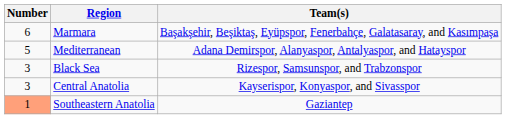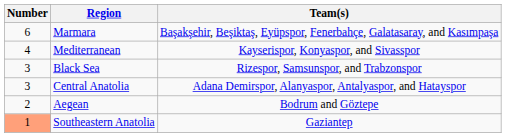(27, 50) 5 -> (27, 50) 4
(329, 50) Adana Demirspor, Alanyaspor, Antalyaspor, and Hatayspor -> (329, 50) Kayserispor, Konyaspor, and Sivasspor
(329, 86) Kayserispor, Konyaspor, and Sivasspor -> (329, 86) Adana Demirspor, Alanyaspor, Antalyaspor, and Hatayspor
+ row: (71, 104)
